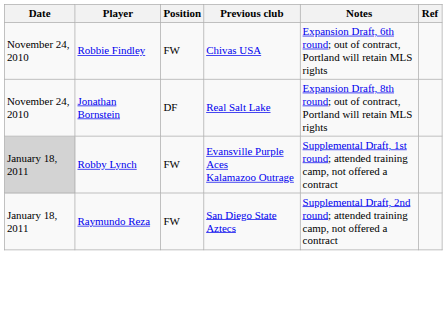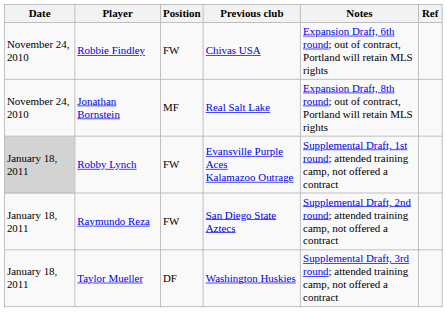(170, 108) DF -> (171, 108) MF
+ row: (110, 278)
